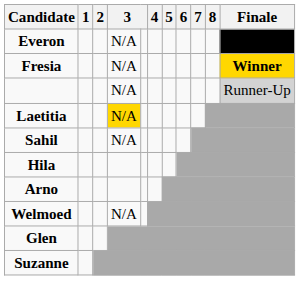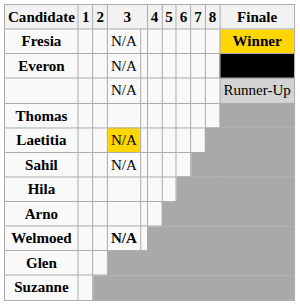rows swapped: (41, 66) <-> (41, 41)
+ row: (41, 115)
(124, 214) normal -> (124, 238) bold
